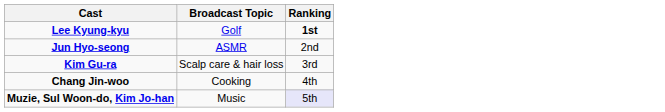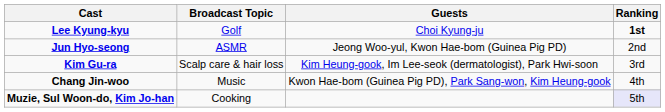+ column: (450, 13)
(231, 82) Cooking -> (231, 82) Music
(231, 99) Music -> (231, 99) Cooking
